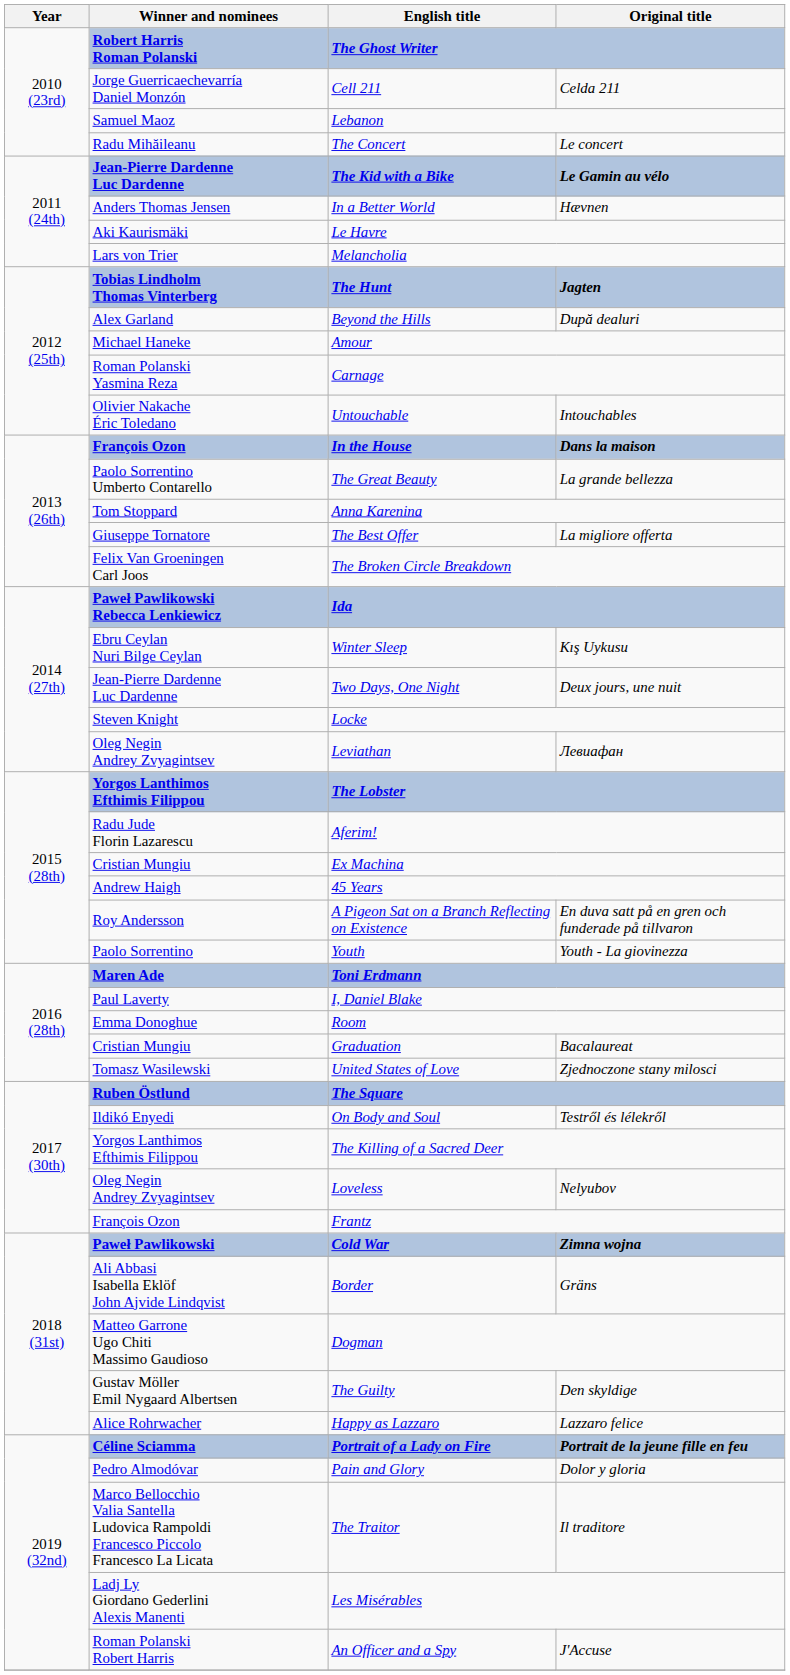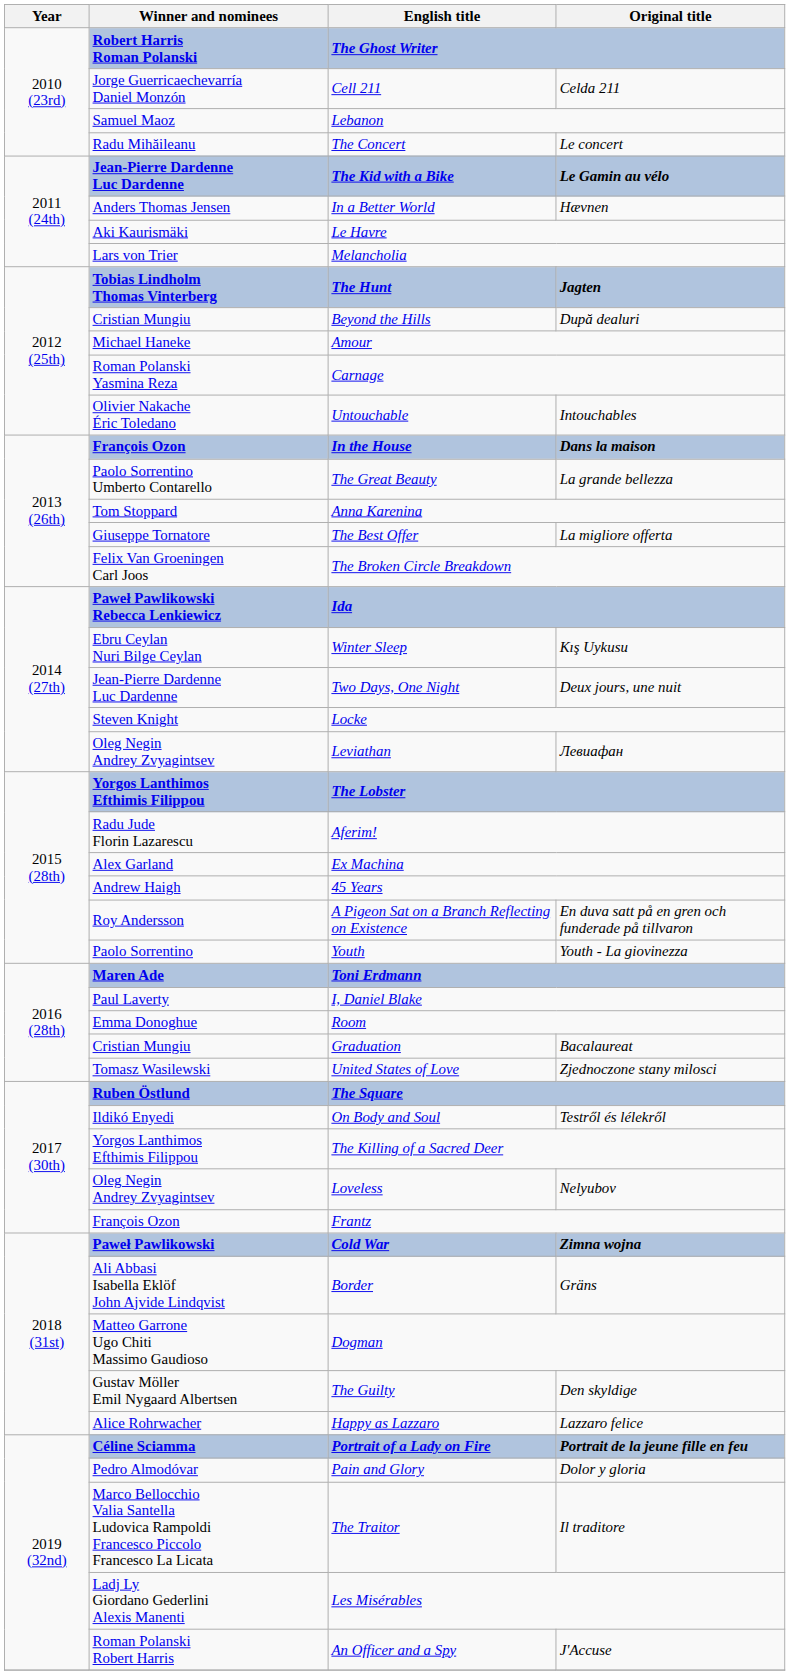(133, 319) Alex Garland -> (142, 319) Cristian Mungiu
(142, 864) Cristian Mungiu -> (133, 864) Alex Garland
